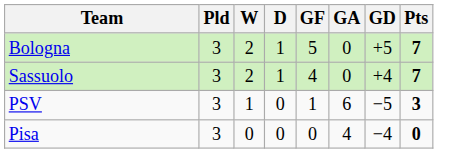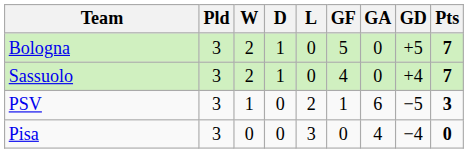+ column: (311, 18)
